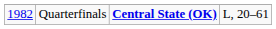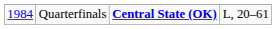(20, 14) 1982 -> (20, 14) 1984
